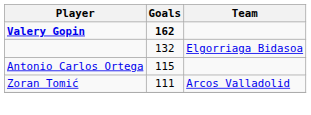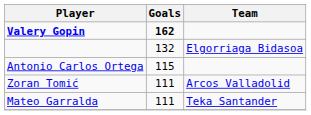+ row: (52, 101)
